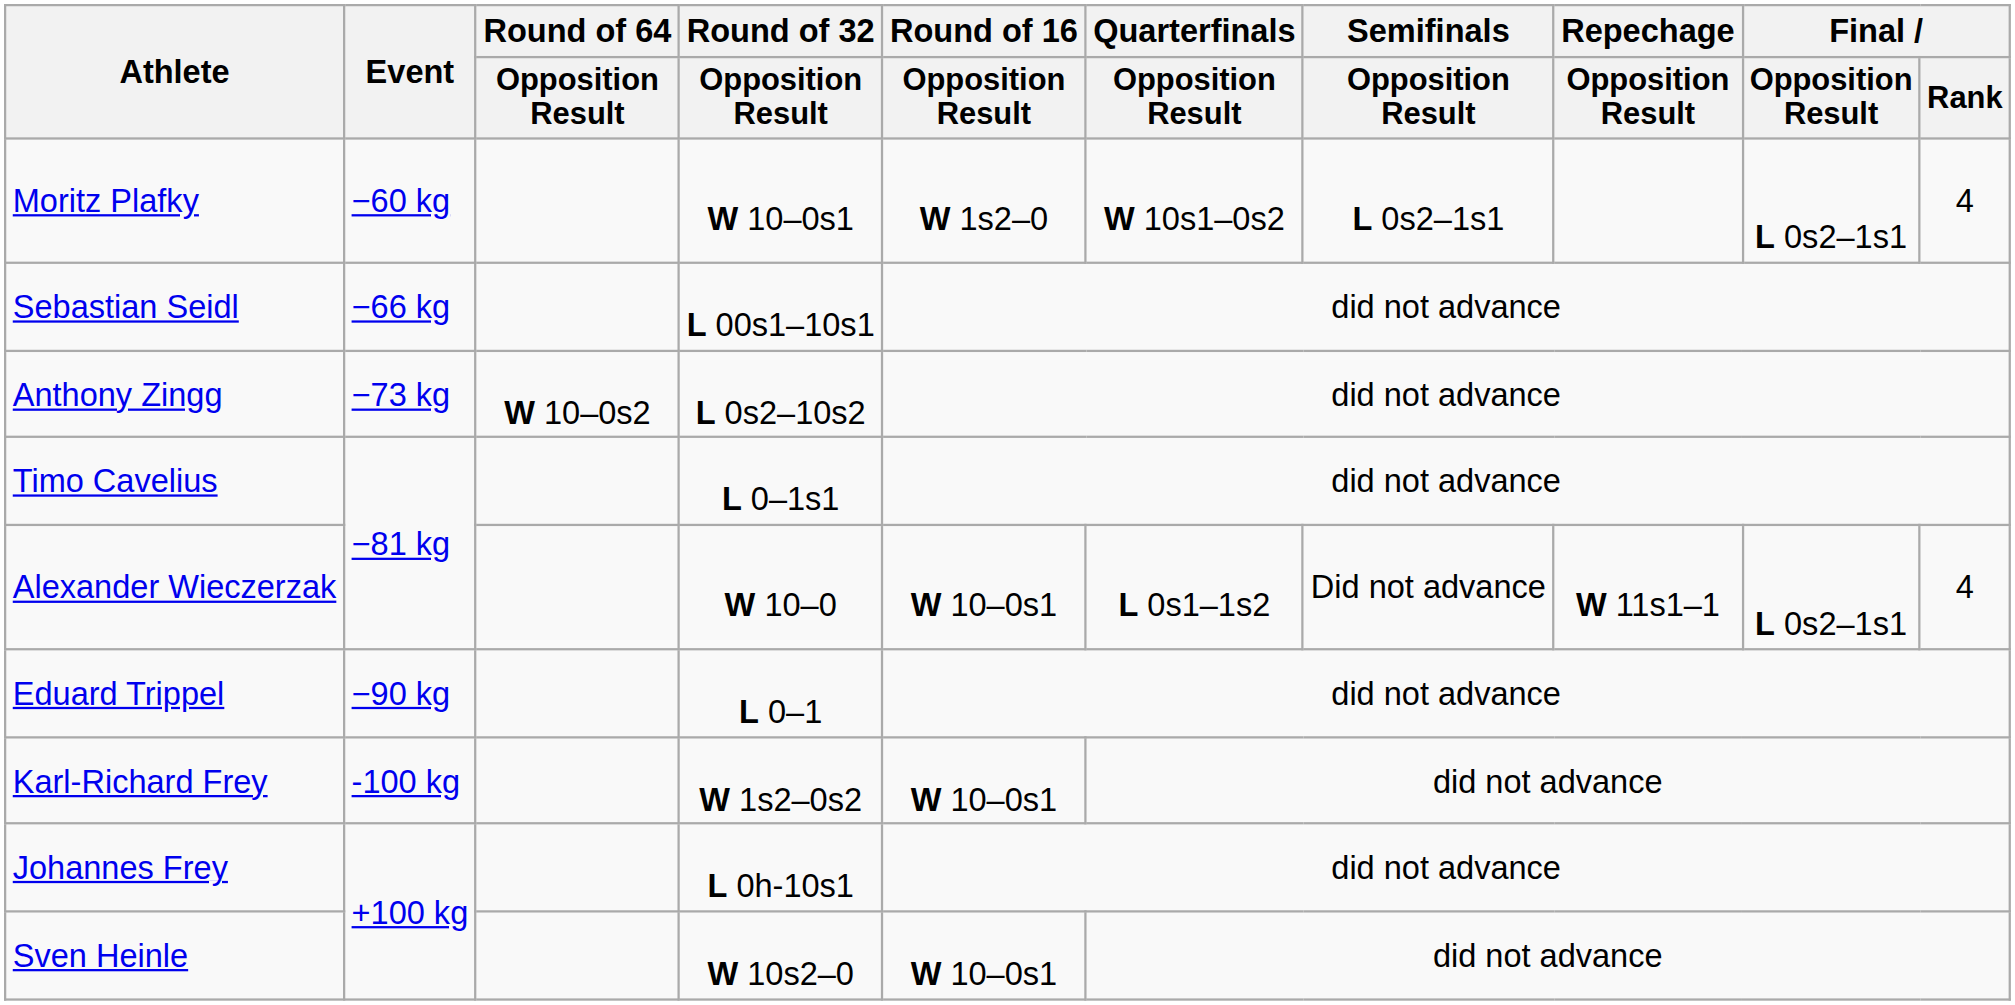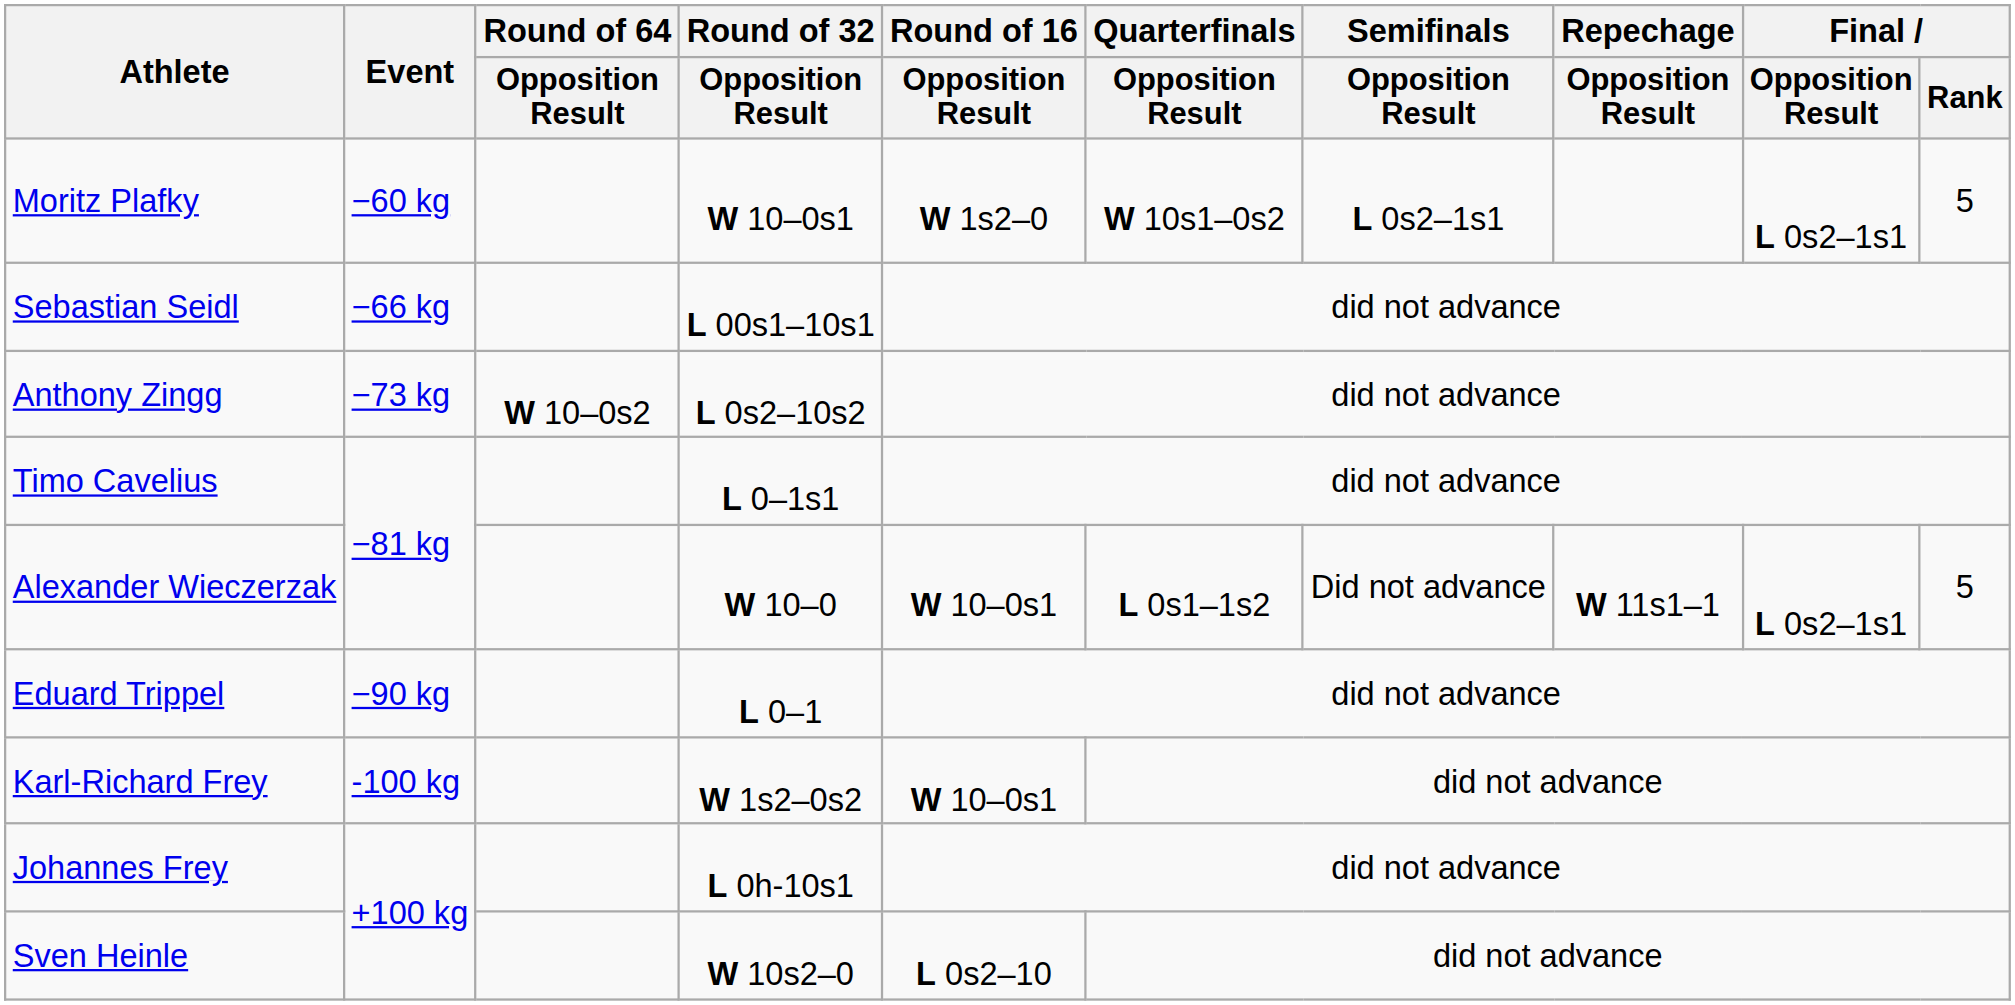(1965, 201) 4 -> (1965, 201) 5
(1965, 588) 4 -> (1965, 588) 5
(984, 974) W 10–0s1 -> (984, 974) L 0s2–10
